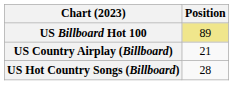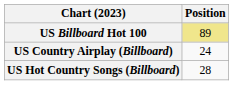(205, 51) 21 -> (205, 51) 24
